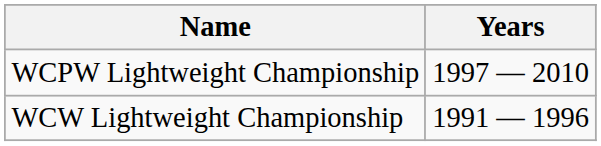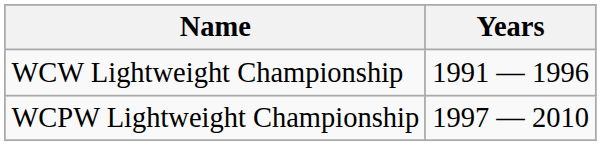rows swapped: (207, 117) <-> (215, 72)
